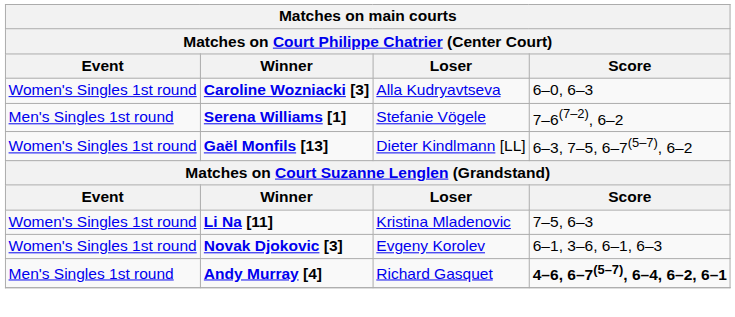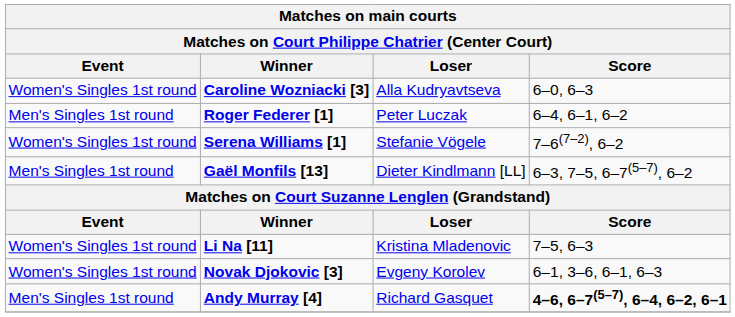+ row: (269, 115)
(91, 117) Men's Singles 1st round -> (103, 141) Women's Singles 1st round
(103, 146) Women's Singles 1st round -> (91, 170) Men's Singles 1st round
